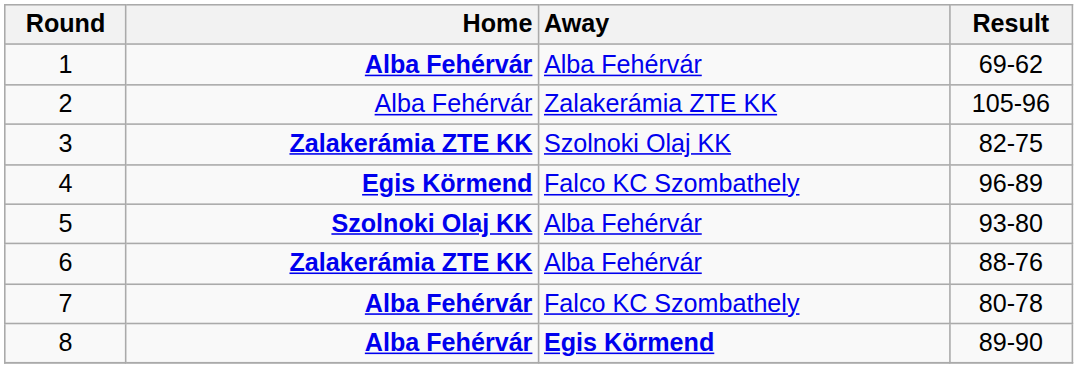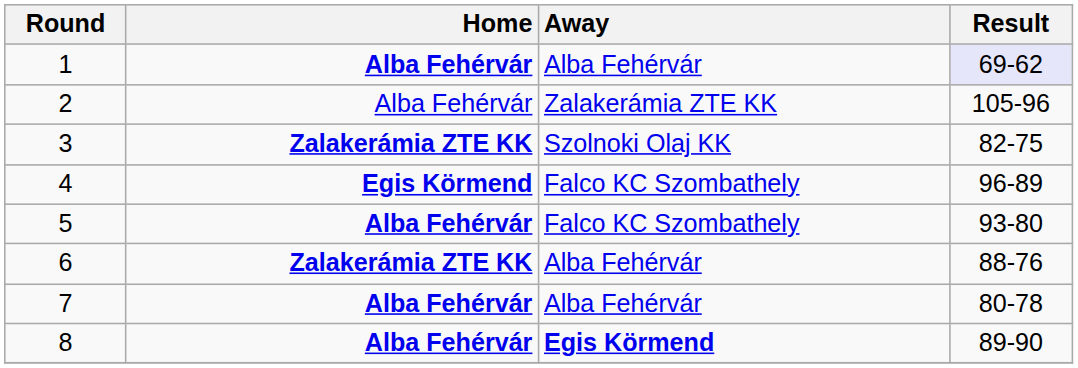(1011, 64) no background -> (1011, 64) lavender background
(432, 223) Szolnoki Olaj KK -> (449, 223) Alba Fehérvár
(623, 223) Alba Fehérvár -> (672, 223) Falco KC Szombathely
(672, 303) Falco KC Szombathely -> (623, 303) Alba Fehérvár
